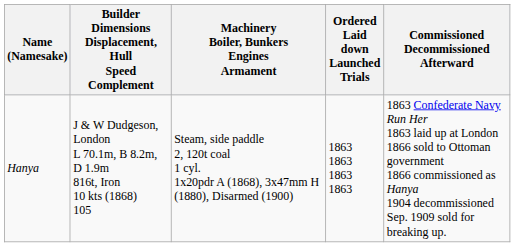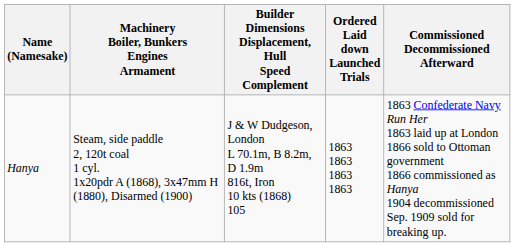columns swapped: (121, 50) <-> (249, 50)
